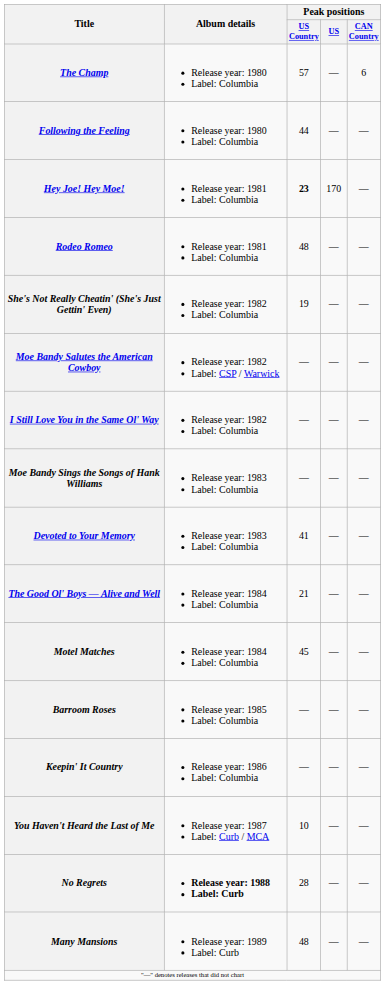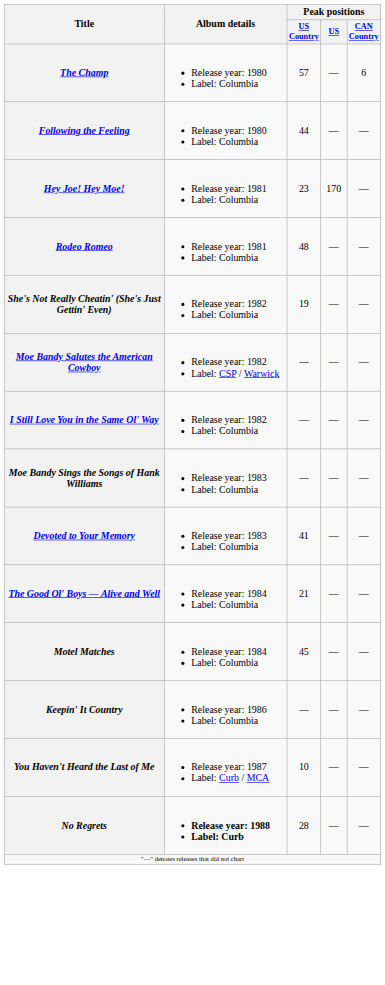(304, 188) bold -> (304, 188) normal
- row: (84, 709)
- row: (84, 941)
